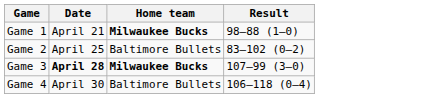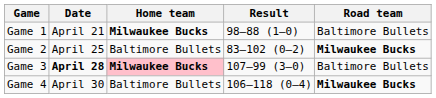+ column: (373, 13)
(159, 67) no background -> (159, 67) pink background
